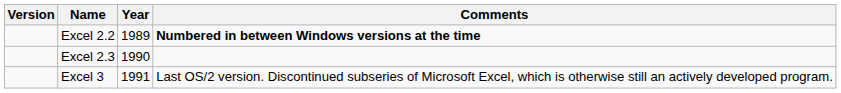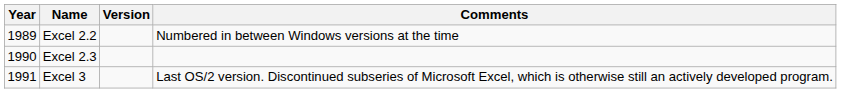columns swapped: (135, 14) <-> (31, 14)
(318, 35) bold -> (307, 35) normal
